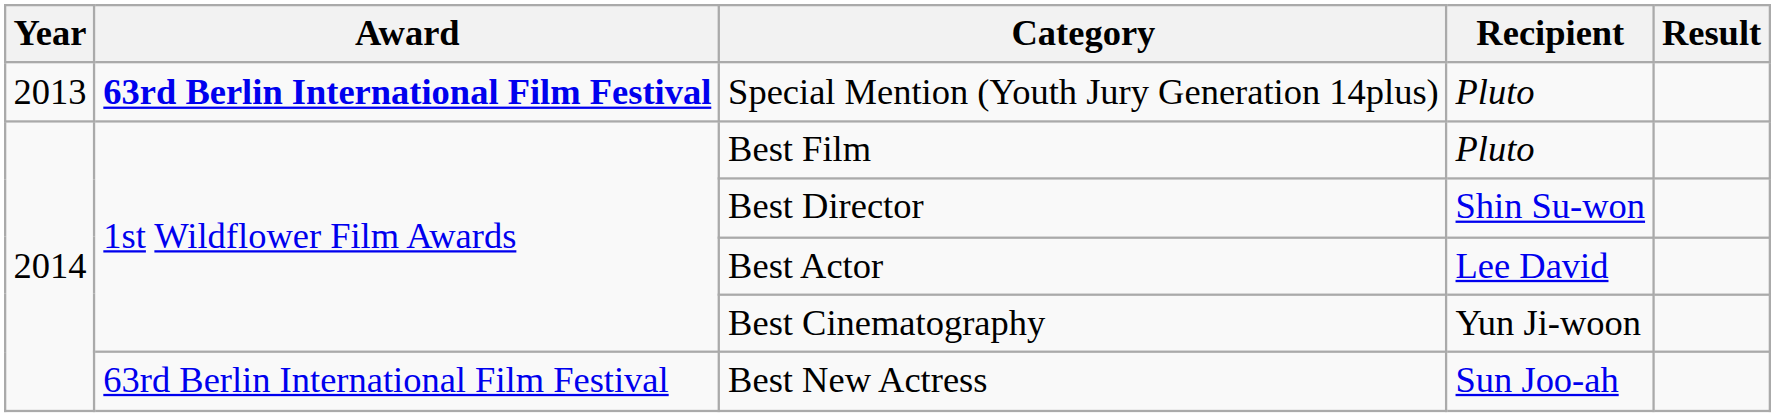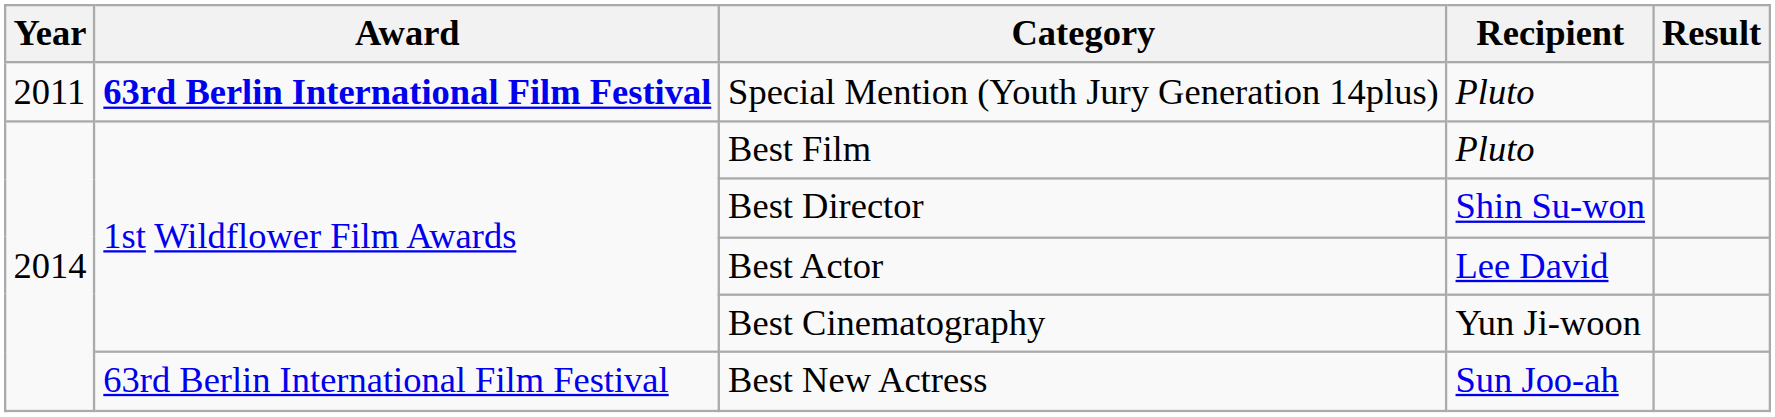(50, 91) 2013 -> (49, 91) 2011
